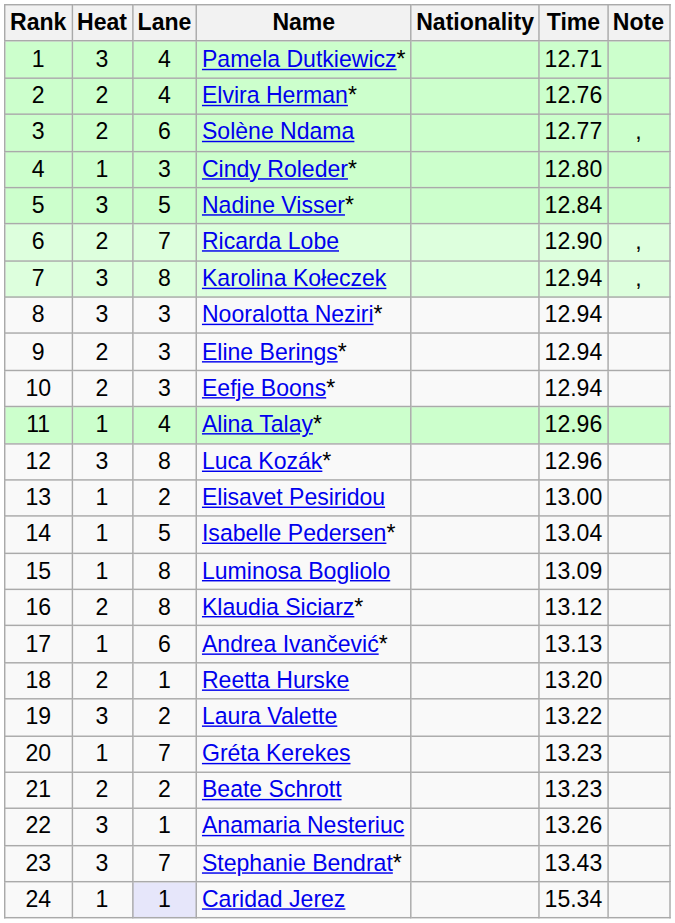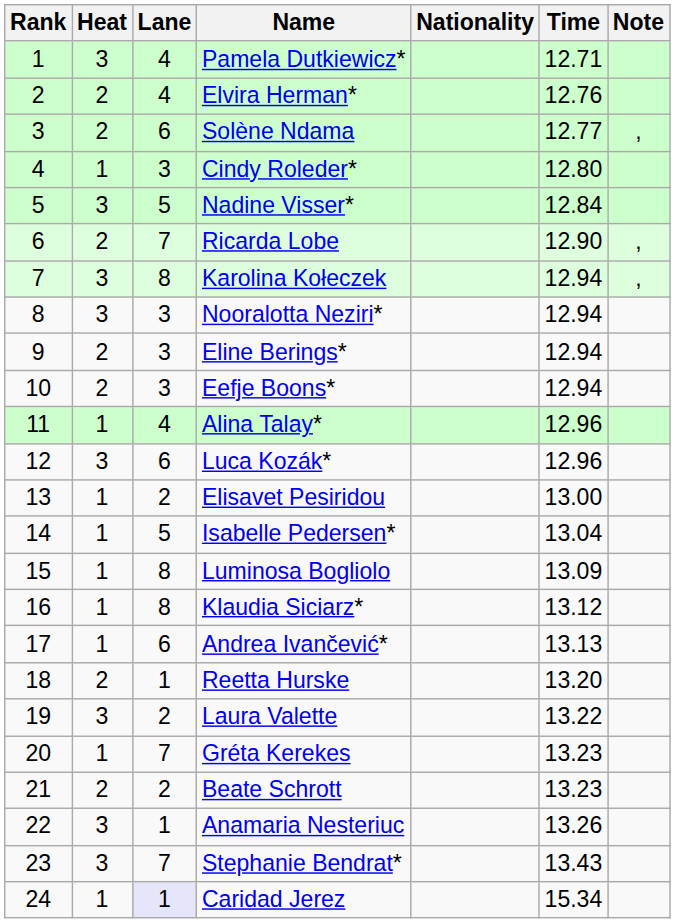(164, 461) 8 -> (164, 461) 6
(102, 607) 2 -> (102, 607) 1
